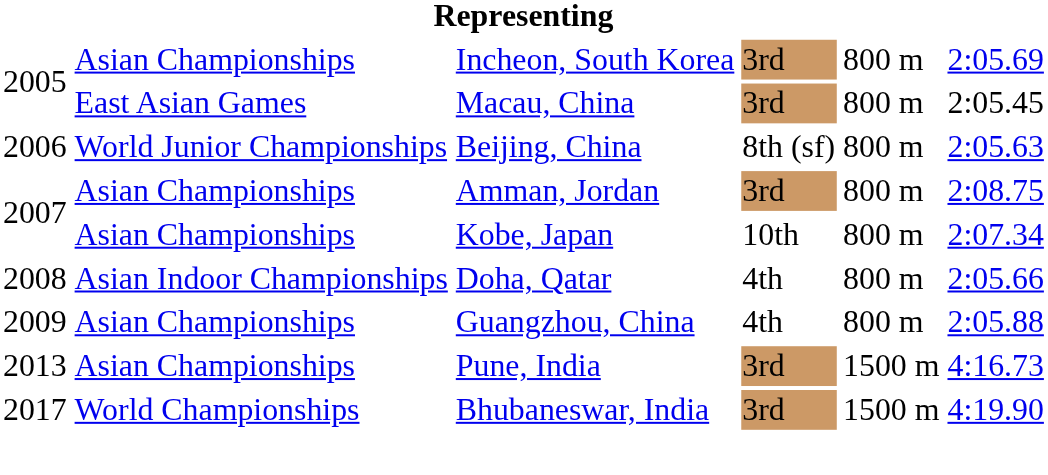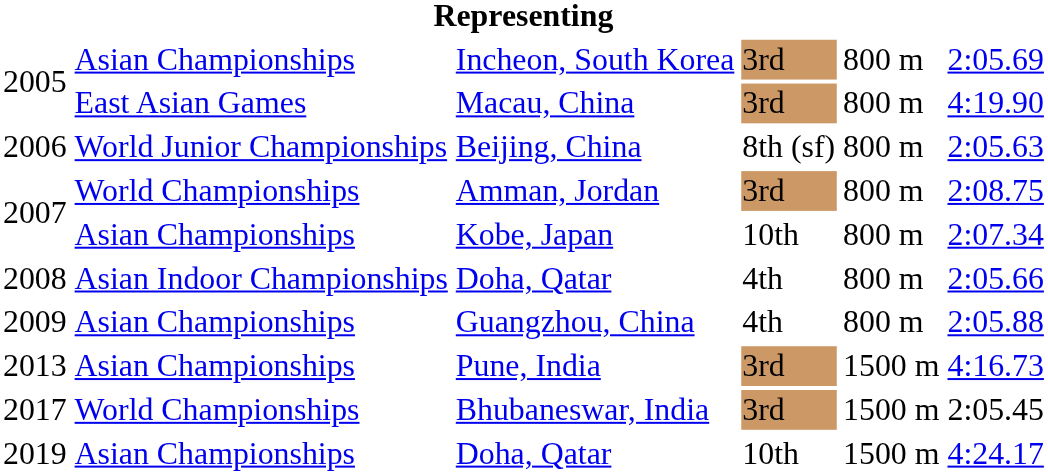(996, 102) 2:05.45 -> (996, 102) 4:19.90
(215, 190) Asian Championships -> (217, 190) World Championships
(996, 409) 4:19.90 -> (996, 409) 2:05.45
+ row: (35, 453)
